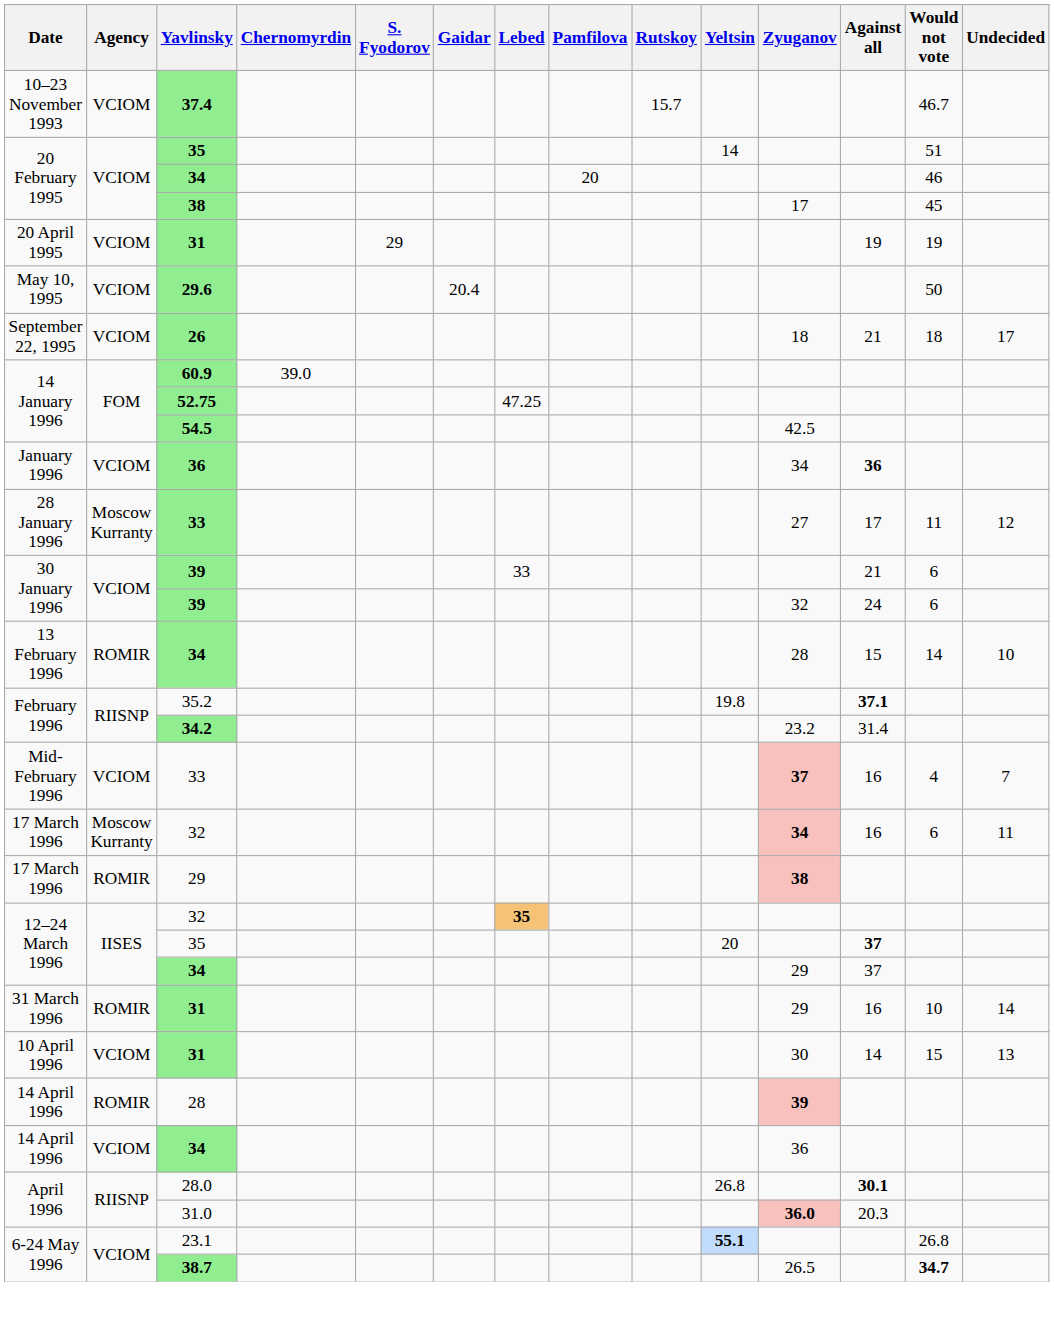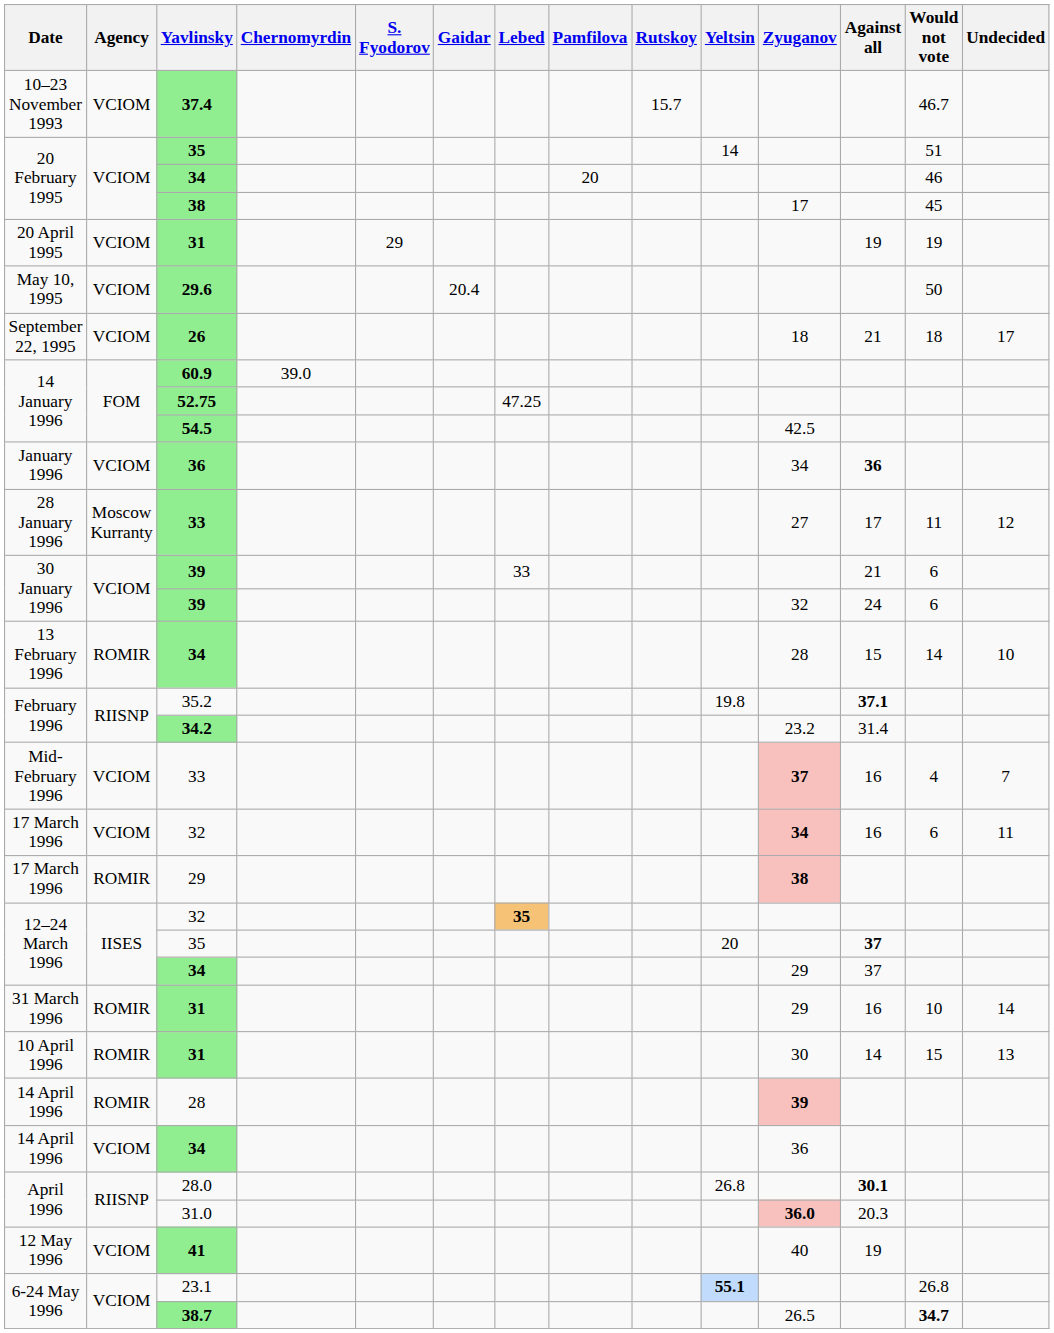(122, 832) Moscow Kurranty -> (122, 832) VCIOM
(122, 1055) VCIOM -> (122, 1055) ROMIR
+ row: (45, 1250)
